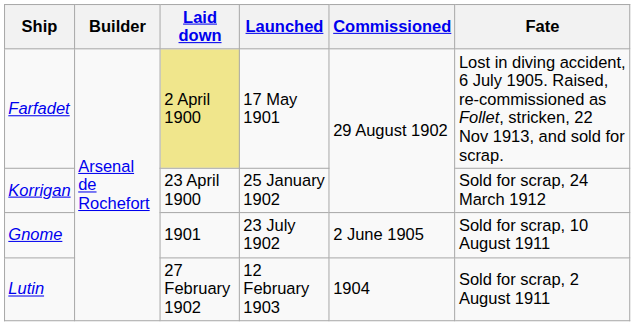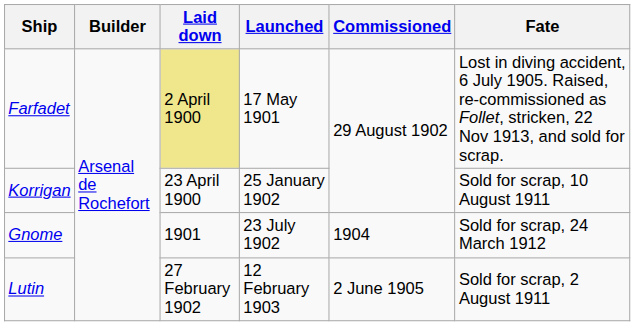(523, 190) Sold for scrap, 24 March 1912 -> (523, 190) Sold for scrap, 10 August 1911
(379, 235) 2 June 1905 -> (352, 235) 1904
(523, 235) Sold for scrap, 10 August 1911 -> (523, 235) Sold for scrap, 24 March 1912
(352, 288) 1904 -> (379, 288) 2 June 1905
